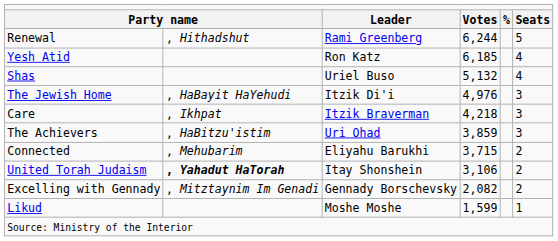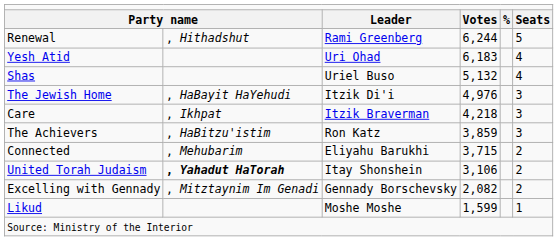(353, 57) Ron Katz -> (353, 57) Uri Ohad
(480, 57) 6,185 -> (480, 57) 6,183
(353, 133) Uri Ohad -> (353, 133) Ron Katz
